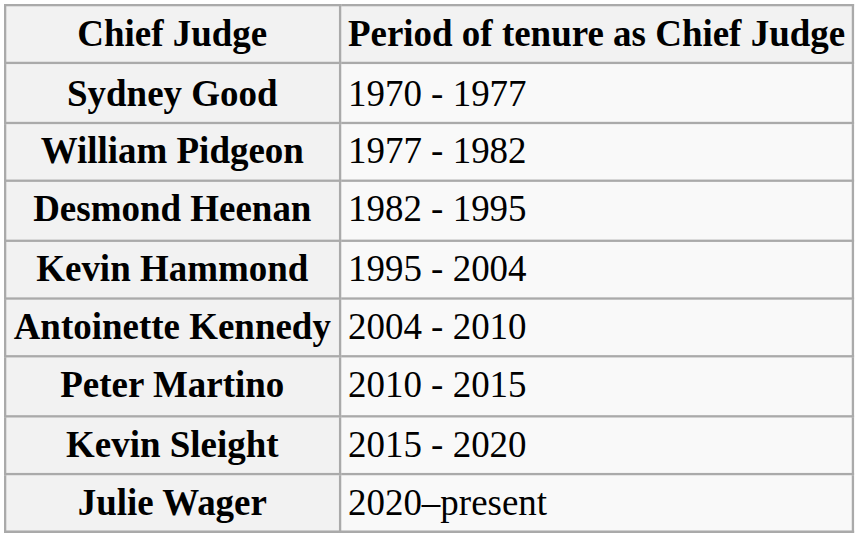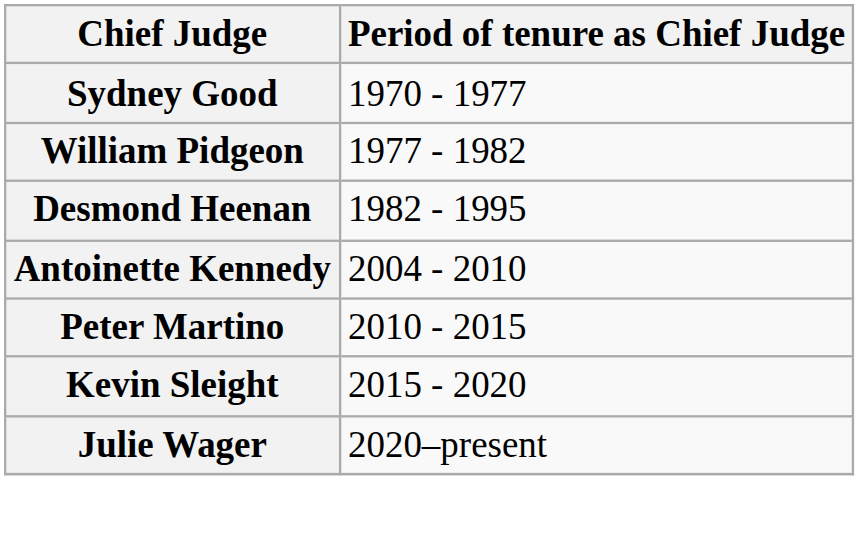- row: (172, 268)
